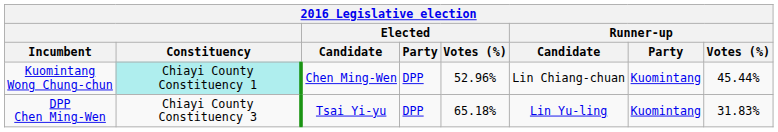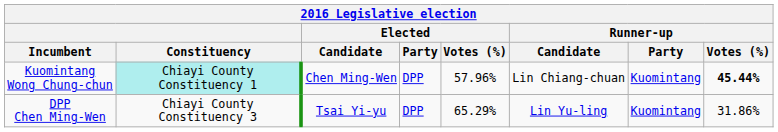(475, 78) 52.96% -> (475, 78) 57.96%
(738, 78) normal -> (738, 78) bold
(475, 111) 65.18% -> (475, 111) 65.29%
(738, 111) 31.83% -> (738, 111) 31.86%
